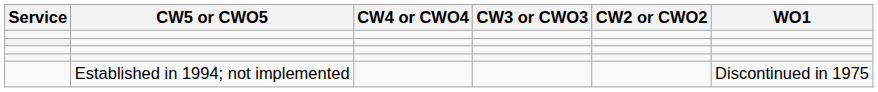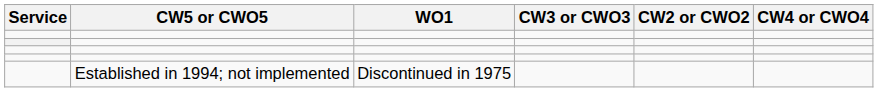columns swapped: (413, 17) <-> (792, 17)
